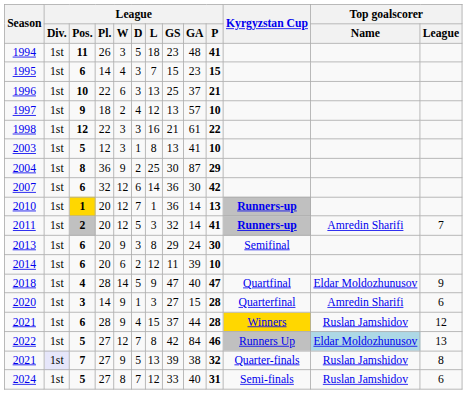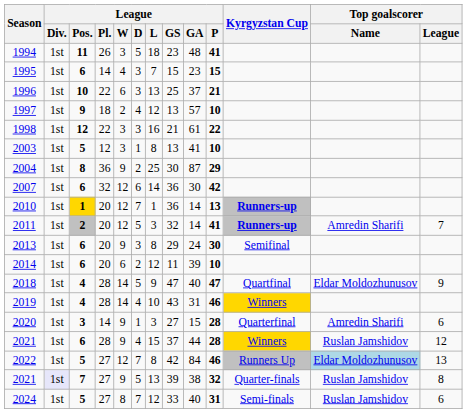+ row: (24, 303)
